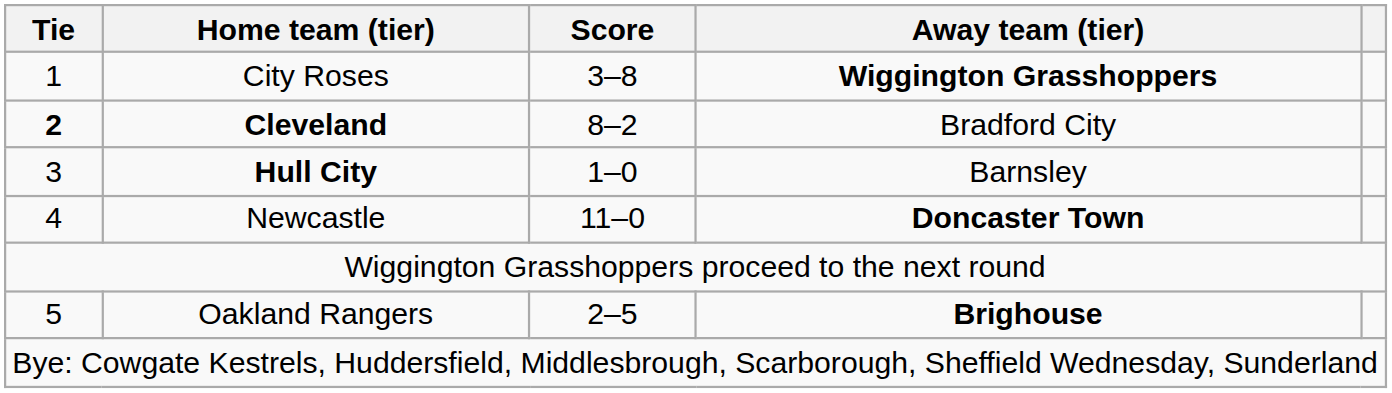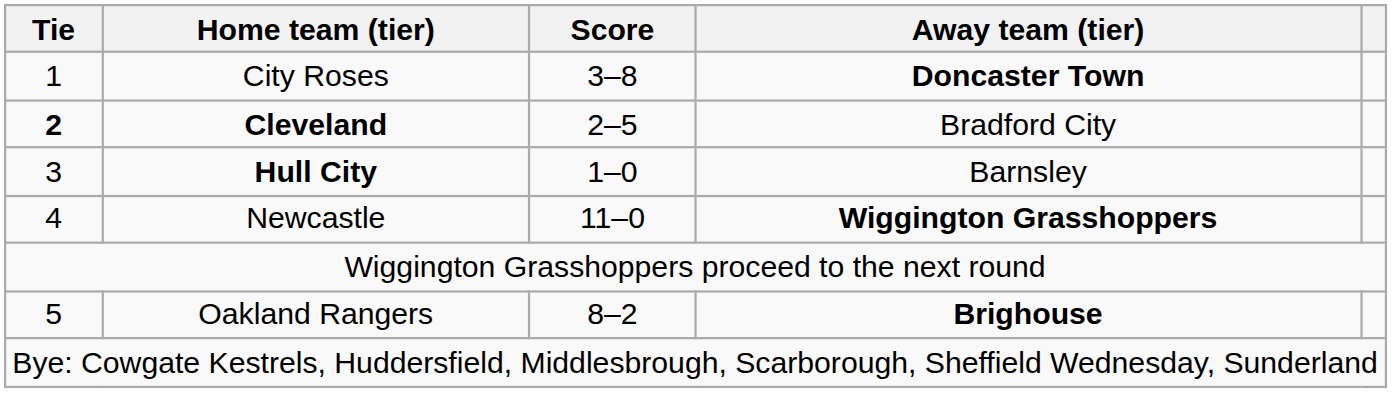(1028, 76) Wiggington Grasshoppers -> (1028, 76) Doncaster Town
(612, 124) 8–2 -> (612, 124) 2–5
(1028, 219) Doncaster Town -> (1028, 219) Wiggington Grasshoppers
(612, 314) 2–5 -> (612, 314) 8–2
